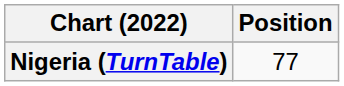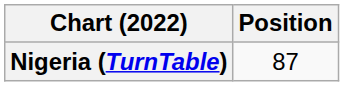(285, 61) 77 -> (285, 61) 87
